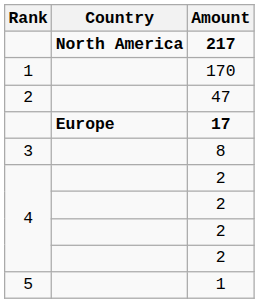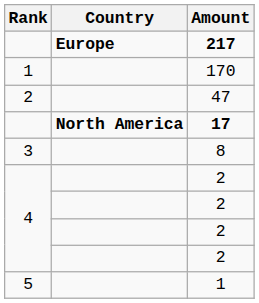(120, 45) North America -> (85, 45) Europe
(85, 125) Europe -> (120, 125) North America
